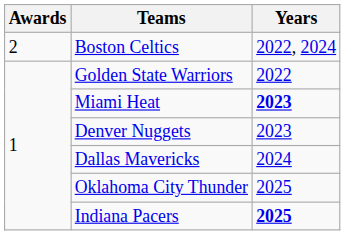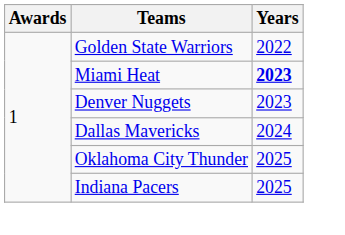- row: (127, 46)
(274, 215) bold -> (274, 187) normal
